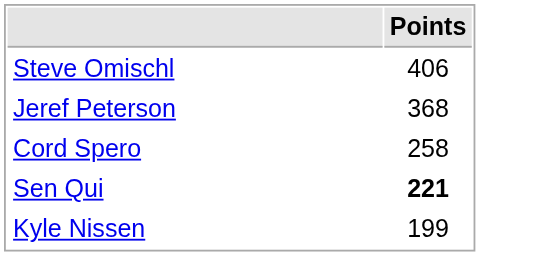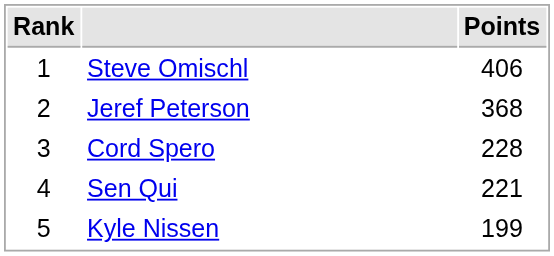+ column: (44, 27)
(428, 149) 258 -> (502, 149) 228
(428, 189) bold -> (502, 189) normal
